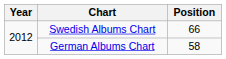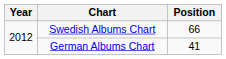(194, 46) 58 -> (194, 46) 41
